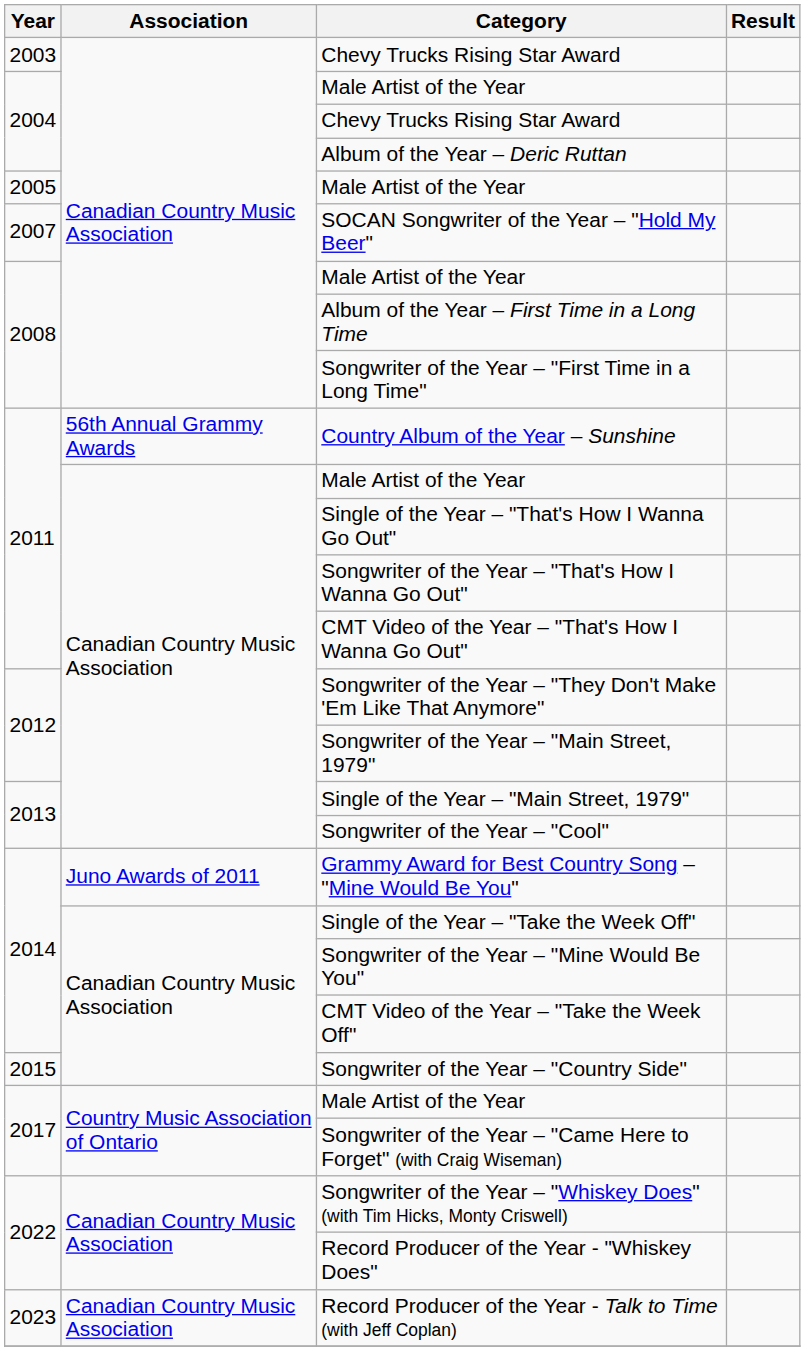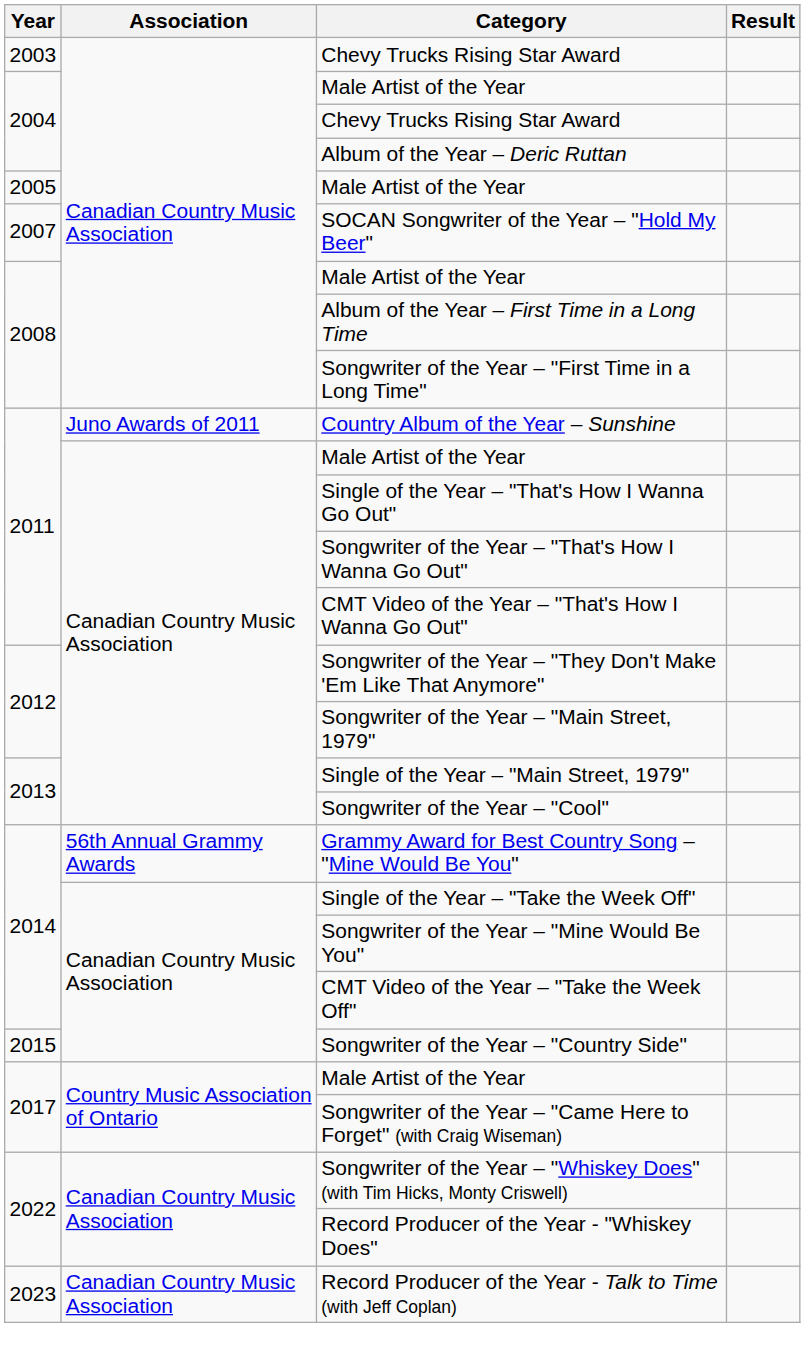(164, 436) 56th Annual Grammy Awards -> (163, 424) Juno Awards of 2011
(163, 876) Juno Awards of 2011 -> (164, 853) 56th Annual Grammy Awards
